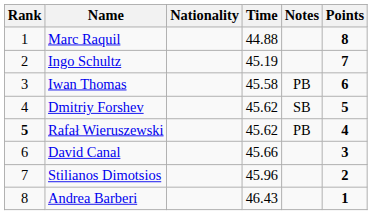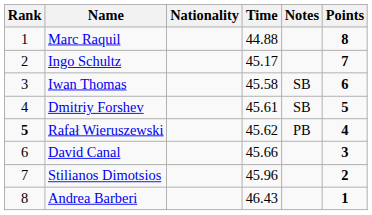(262, 61) 45.19 -> (262, 61) 45.17
(302, 84) PB -> (302, 84) SB
(262, 107) 45.62 -> (262, 107) 45.61
